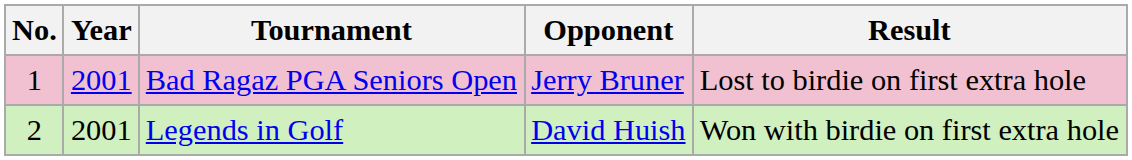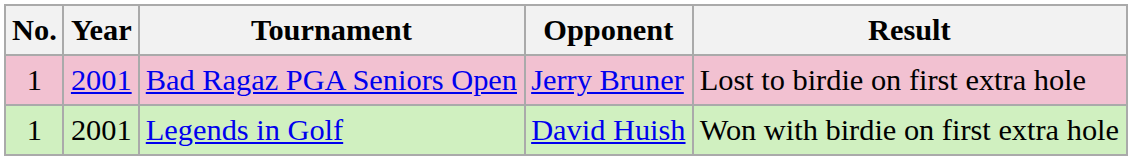(34, 130) 2 -> (34, 130) 1
